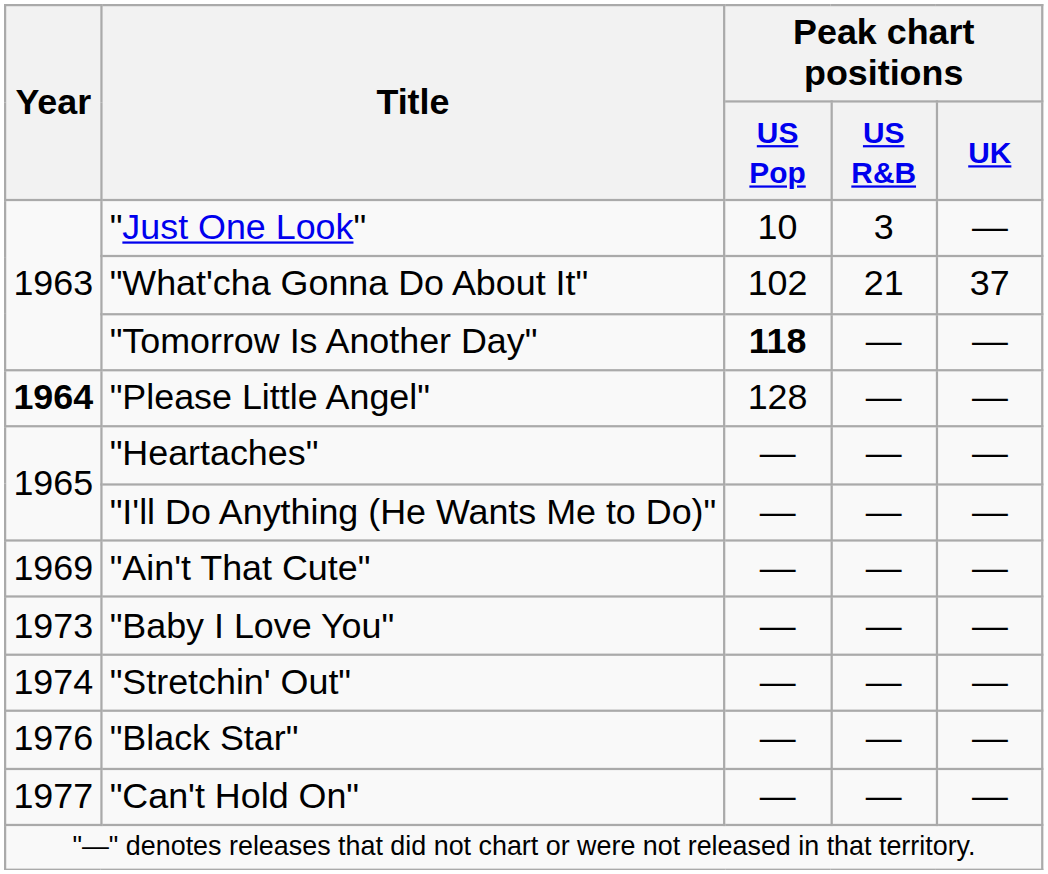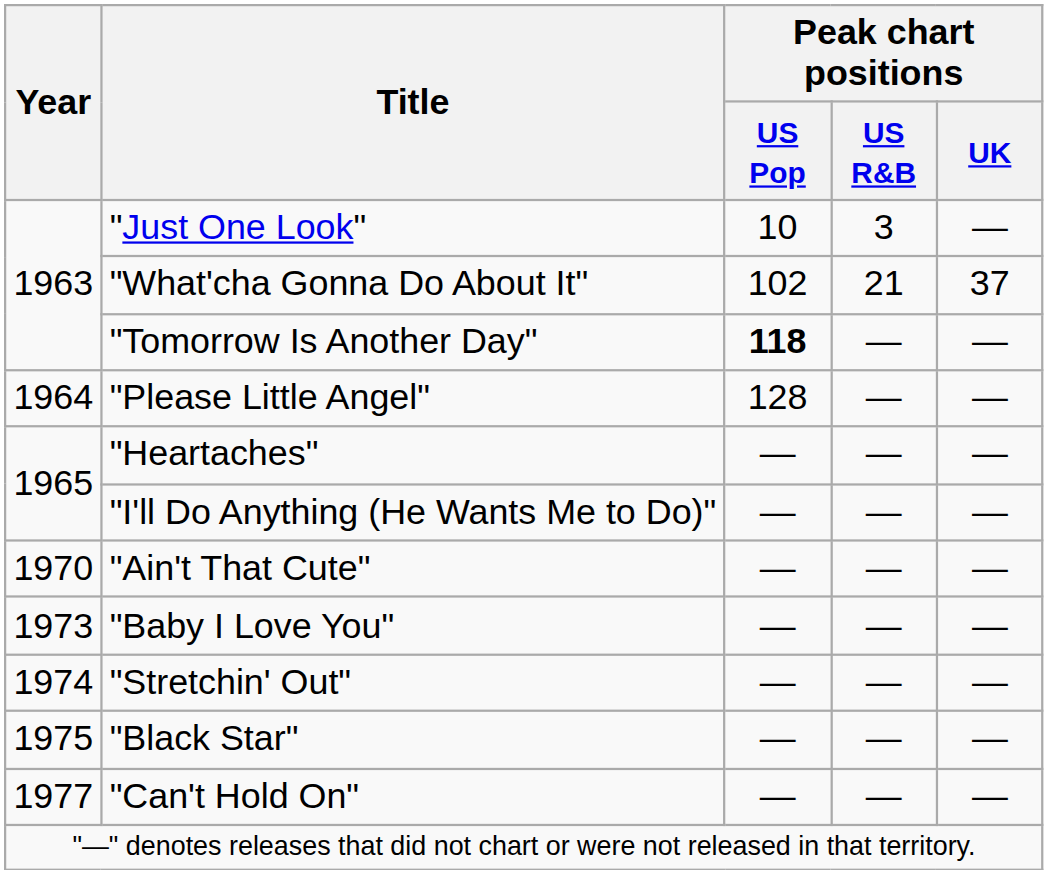(53, 397) bold -> (53, 397) normal
(53, 568) 1969 -> (53, 568) 1970
(53, 738) 1976 -> (53, 738) 1975
